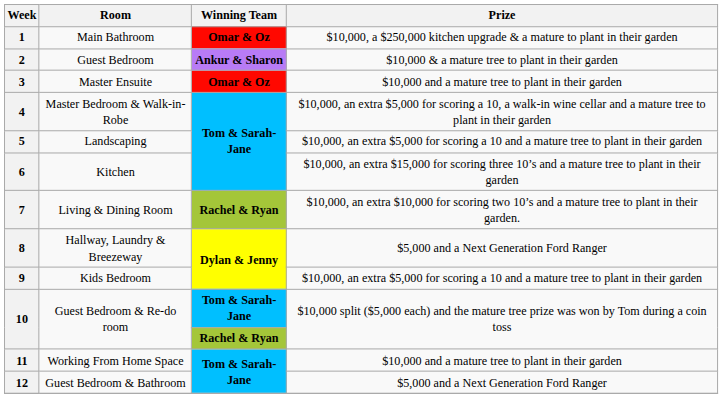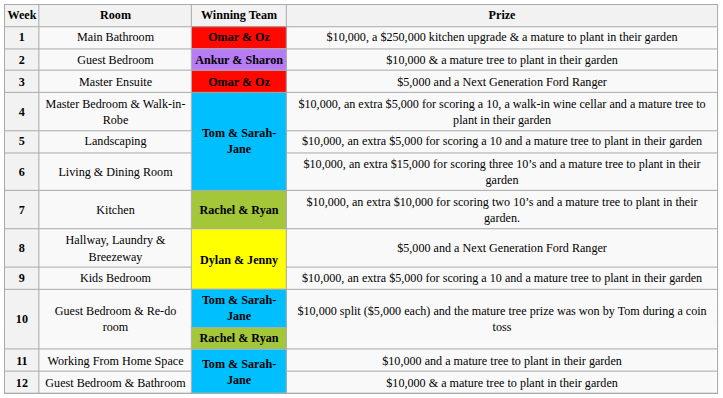(502, 82) $10,000 and a mature tree to plant in their garden -> (502, 82) $5,000 and a Next Generation Ford Ranger
(116, 172) Kitchen -> (116, 172) Living & Dining Room
(116, 210) Living & Dining Room -> (116, 210) Kitchen
(502, 382) $5,000 and a Next Generation Ford Ranger -> (502, 382) $10,000 & a mature tree to plant in their garden
